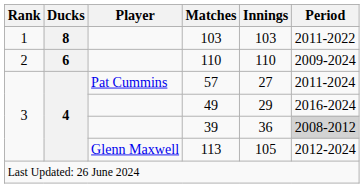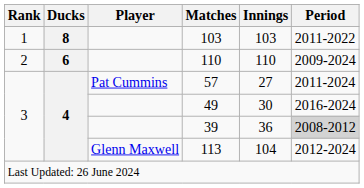(266, 104) 29 -> (266, 104) 30
(266, 149) 105 -> (266, 149) 104
